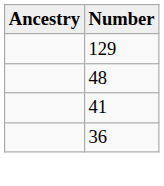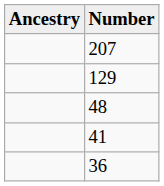+ row: (102, 48)
